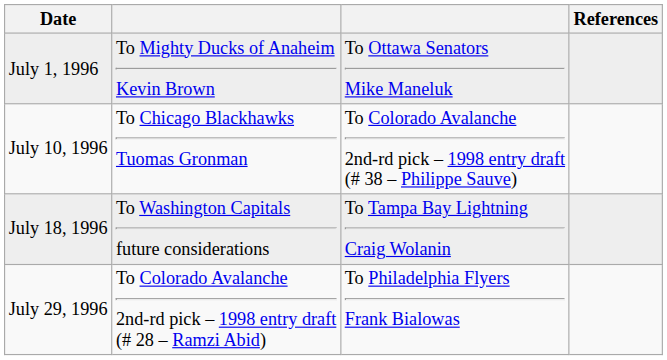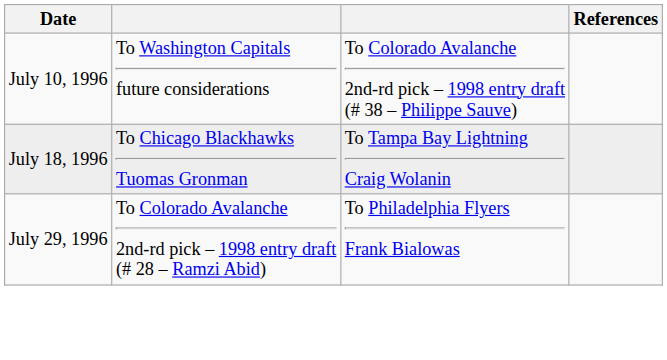- row: (54, 68)
(226, 138) To Chicago Blackhawks Tuomas Gronman -> (226, 68) To Washington Capitals future considerations
(226, 228) To Washington Capitals future considerations -> (226, 158) To Chicago Blackhawks Tuomas Gronman
